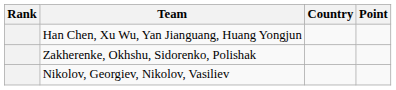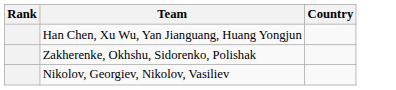- column: (373, 14)
